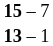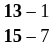rows swapped: (27, 11) <-> (27, 36)
